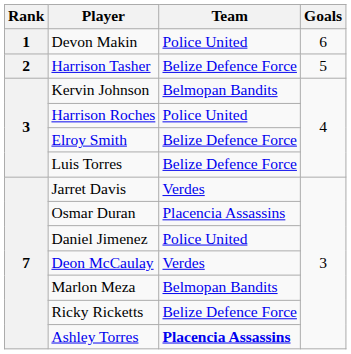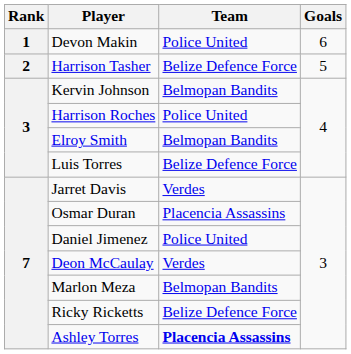(230, 139) Belize Defence Force -> (220, 139) Belmopan Bandits
